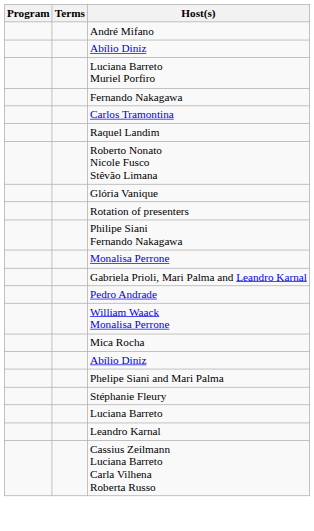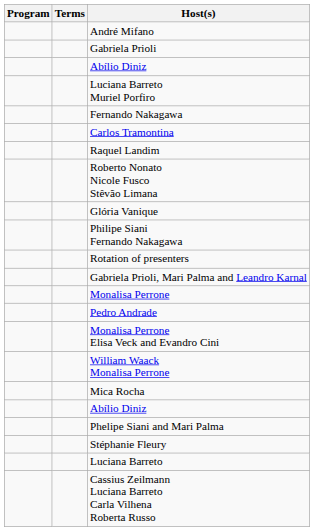+ row: (28, 49)
rows swapped: (28, 211) <-> (28, 235)
rows swapped: (28, 277) <-> (28, 259)
+ row: (28, 336)
- row: (28, 431)
